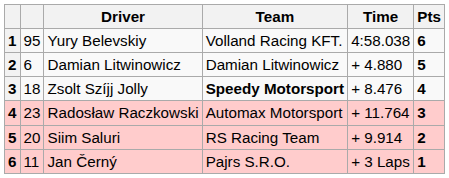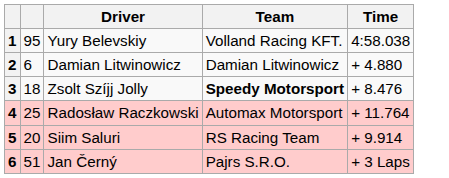- column: (429, 17)
(32, 113) 23 -> (32, 113) 25
(31, 161) 11 -> (32, 161) 51
